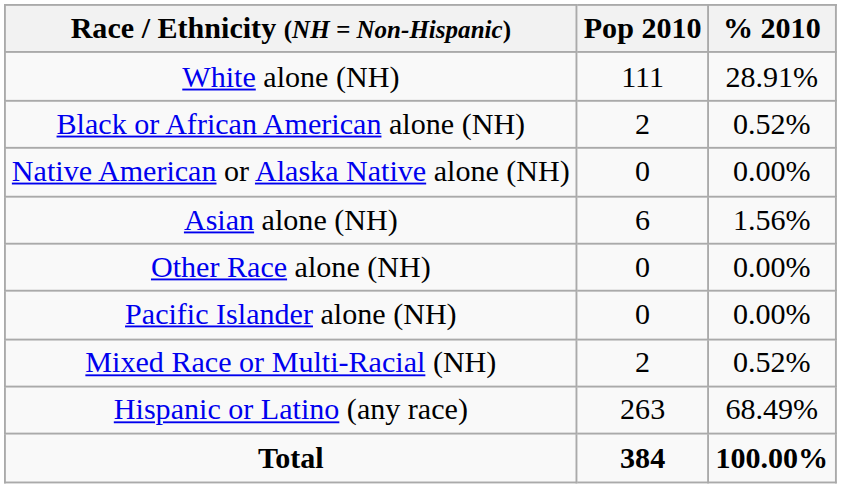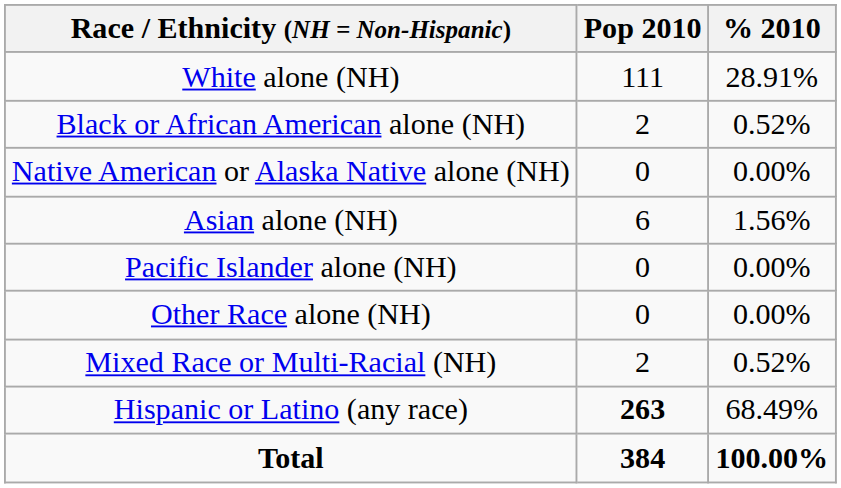rows swapped: (291, 314) <-> (291, 266)
(643, 409) normal -> (643, 409) bold
